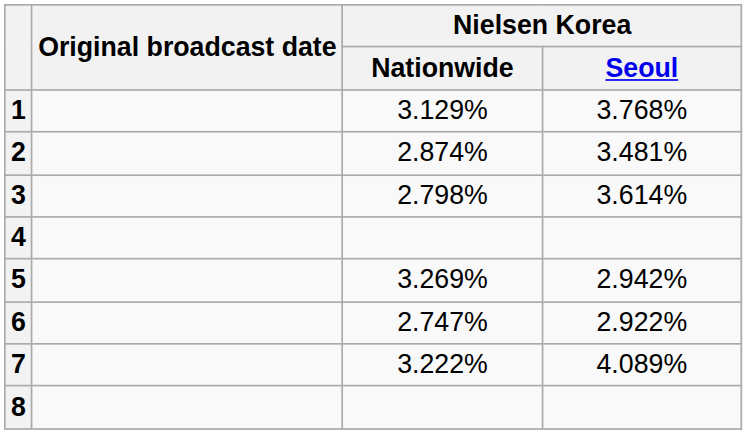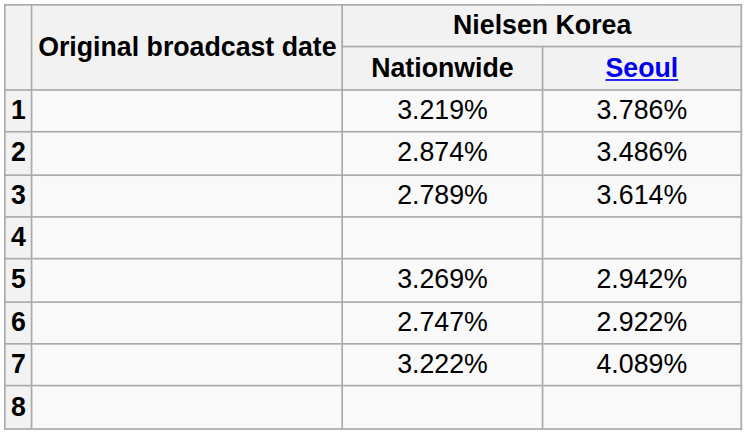(442, 110) 3.129% -> (442, 110) 3.219%
(642, 110) 3.768% -> (642, 110) 3.786%
(642, 152) 3.481% -> (642, 152) 3.486%
(442, 195) 2.798% -> (442, 195) 2.789%
